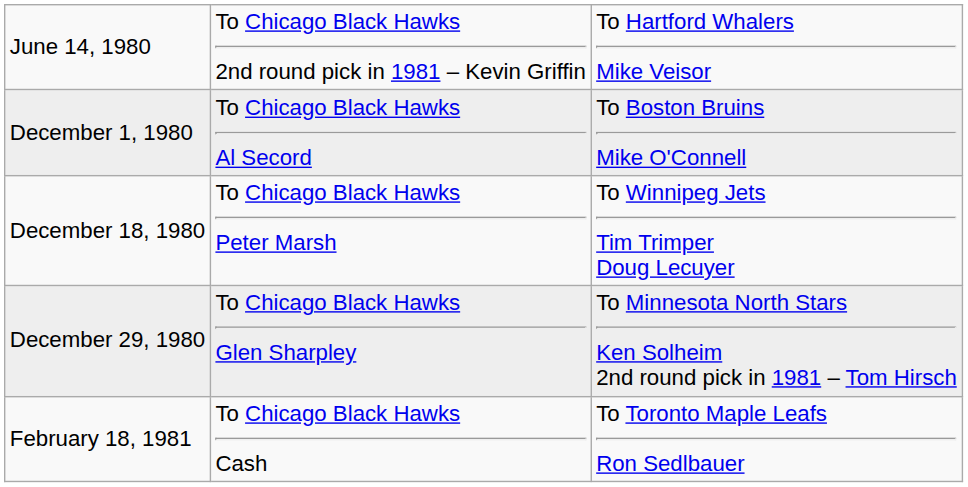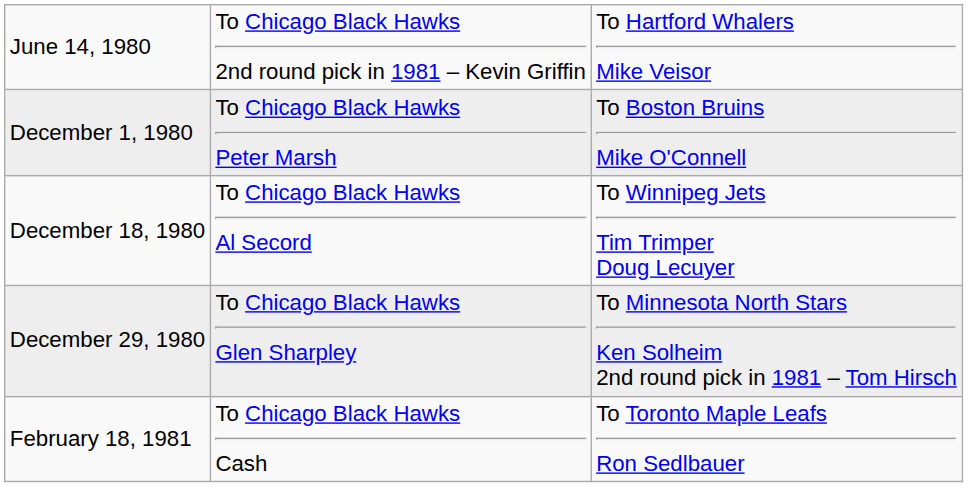(401, 132) To Chicago Black Hawks Al Secord -> (401, 132) To Chicago Black Hawks Peter Marsh
(401, 217) To Chicago Black Hawks Peter Marsh -> (401, 217) To Chicago Black Hawks Al Secord
